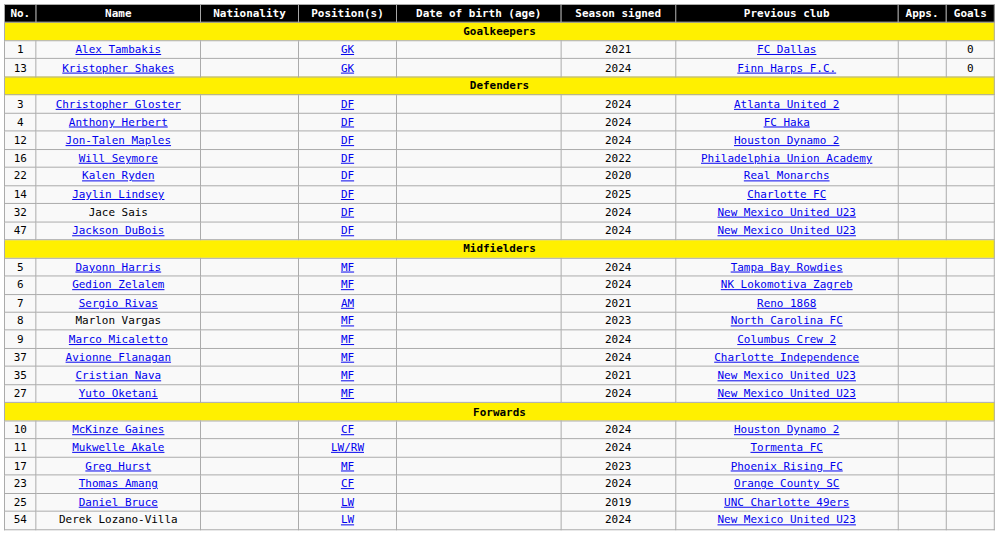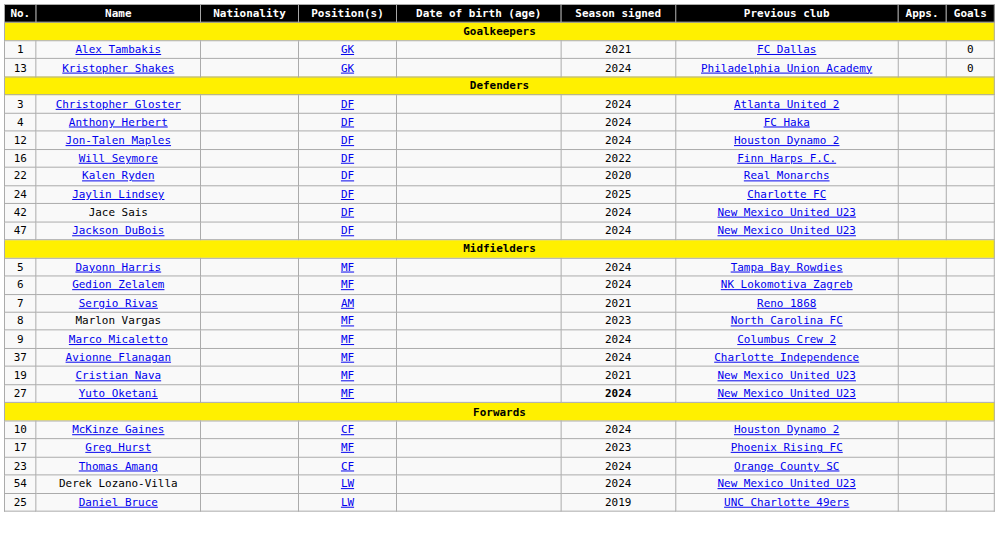(787, 68) Finn Harps F.C. -> (787, 68) Philadelphia Union Academy
(787, 159) Philadelphia Union Academy -> (787, 159) Finn Harps F.C.
(20, 195) 14 -> (20, 195) 24
(20, 213) 32 -> (20, 213) 42
(20, 376) 35 -> (20, 376) 19
(618, 394) normal -> (618, 394) bold
- row: (118, 448)
rows swapped: (118, 502) <-> (118, 520)
